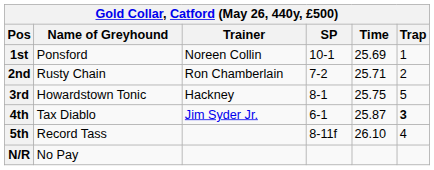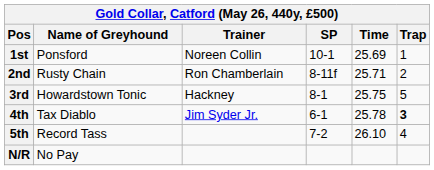(318, 74) 7-2 -> (323, 74) 8-11f
(370, 114) 25.87 -> (370, 114) 25.78
(323, 134) 8-11f -> (318, 134) 7-2
